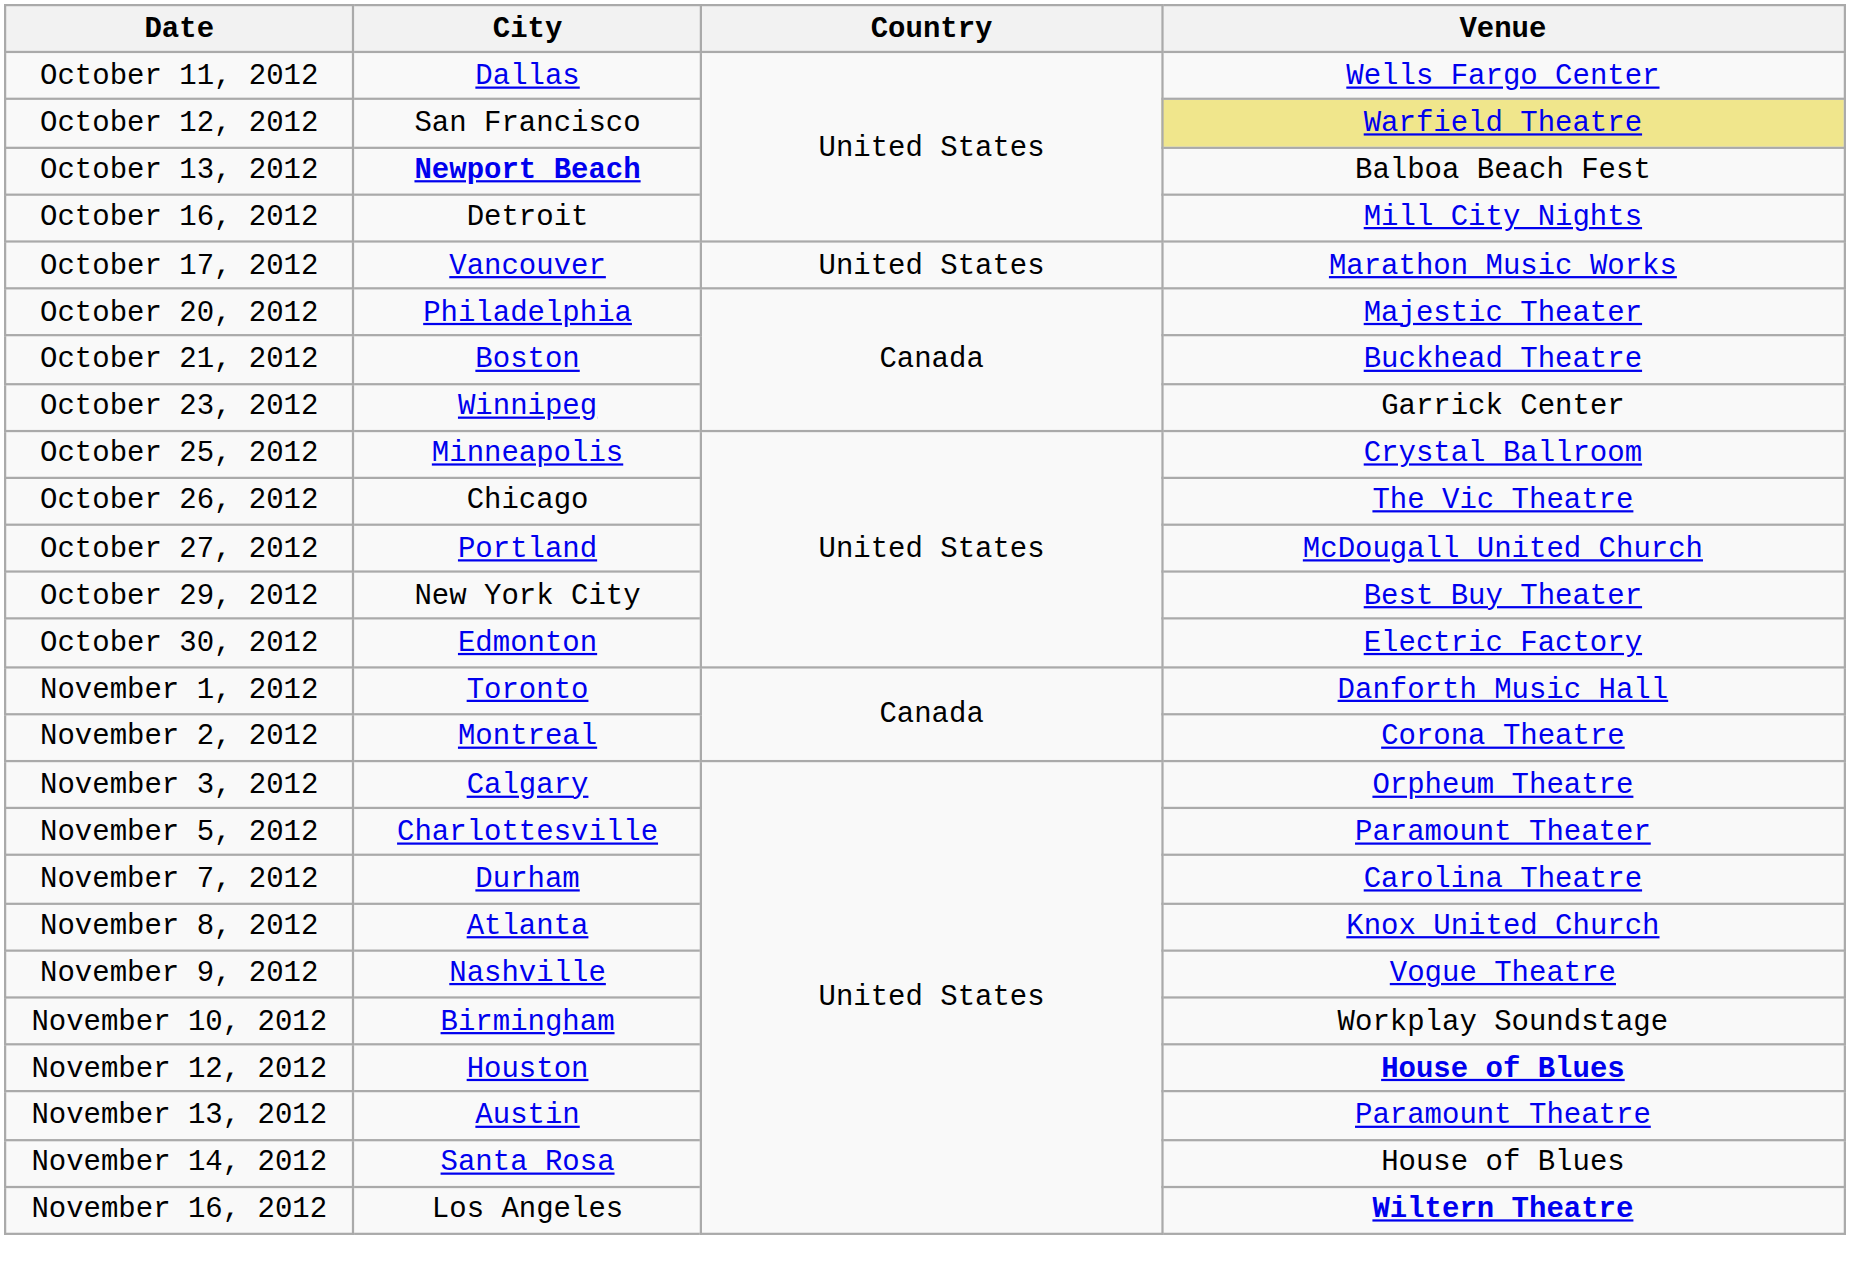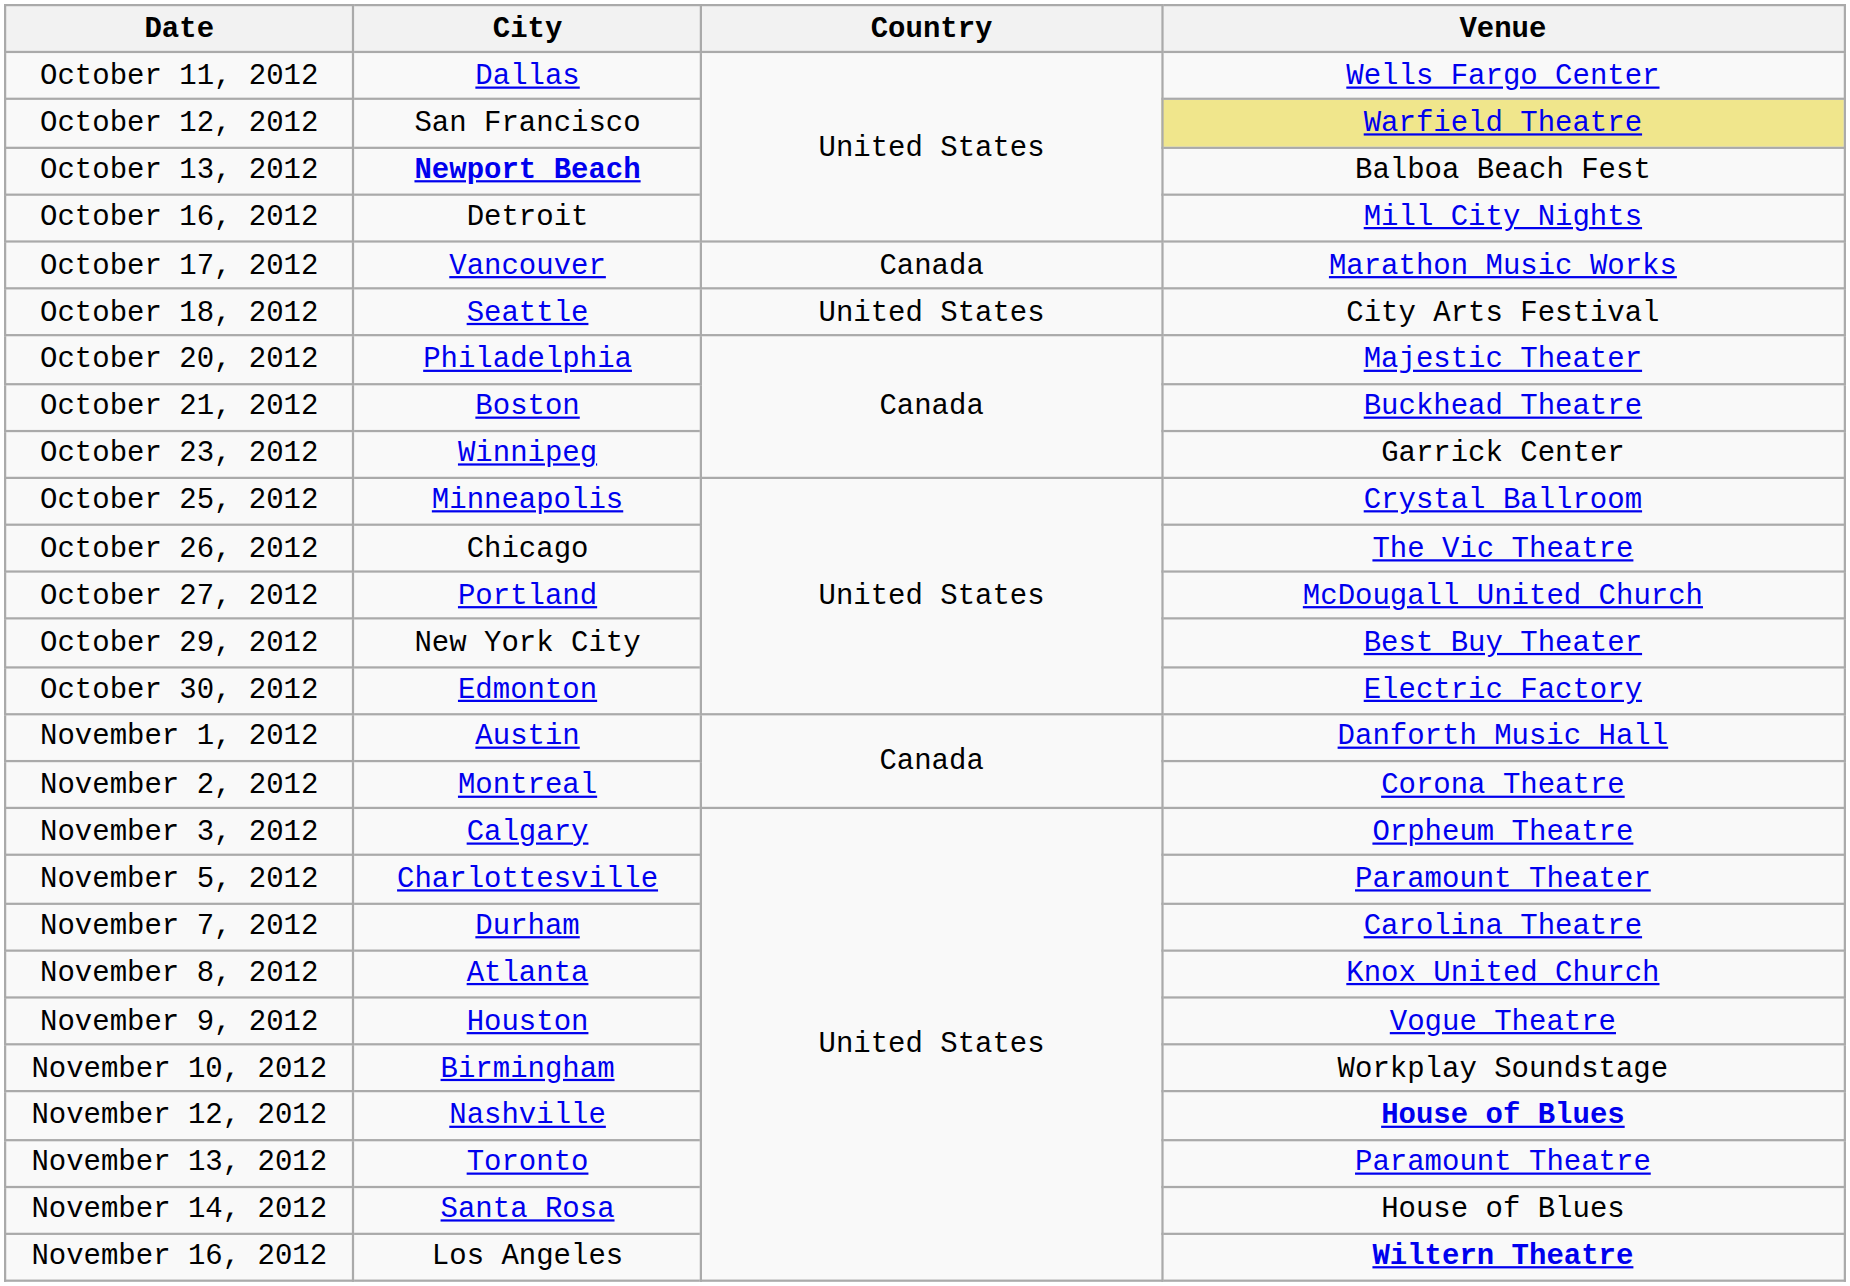(932, 265) United States -> (932, 265) Canada
+ row: (179, 312)
(528, 690) Toronto -> (528, 737) Austin
(528, 974) Nashville -> (528, 1021) Houston
(528, 1068) Houston -> (528, 1115) Nashville
(528, 1115) Austin -> (528, 1163) Toronto
